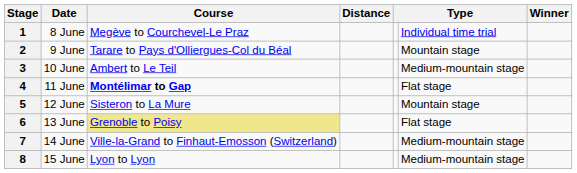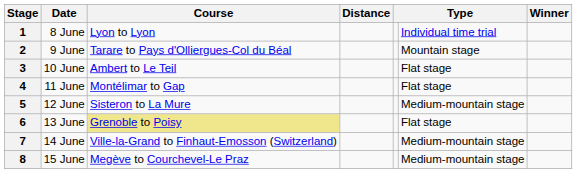(169, 31) Megève to Courchevel-Le Praz -> (123, 31) Lyon to Lyon
(463, 68) Medium-mountain stage -> (426, 68) Flat stage
(141, 86) bold -> (137, 86) normal
(440, 104) Mountain stage -> (463, 104) Medium-mountain stage
(123, 159) Lyon to Lyon -> (169, 159) Megève to Courchevel-Le Praz
